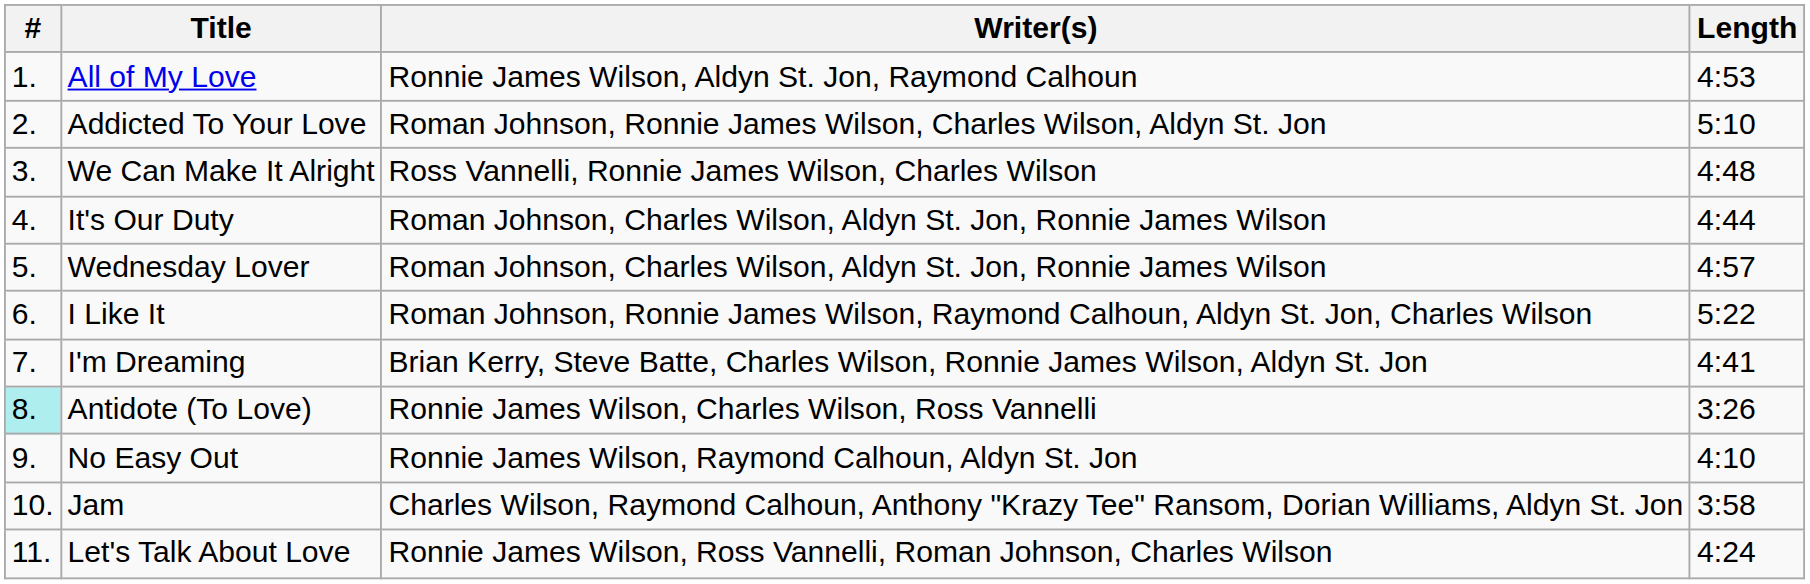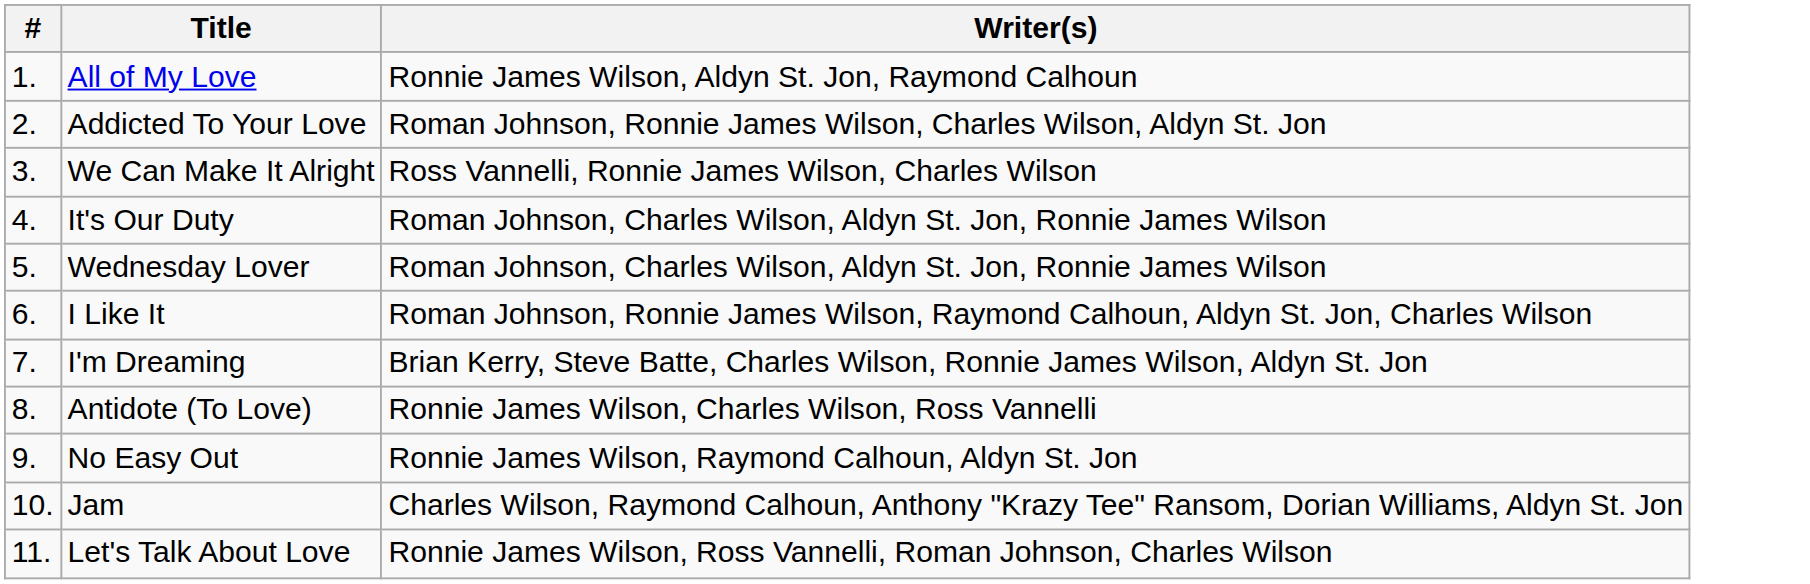- column: (1747, 28)
(24, 409) paleturquoise background -> (24, 409) no background
